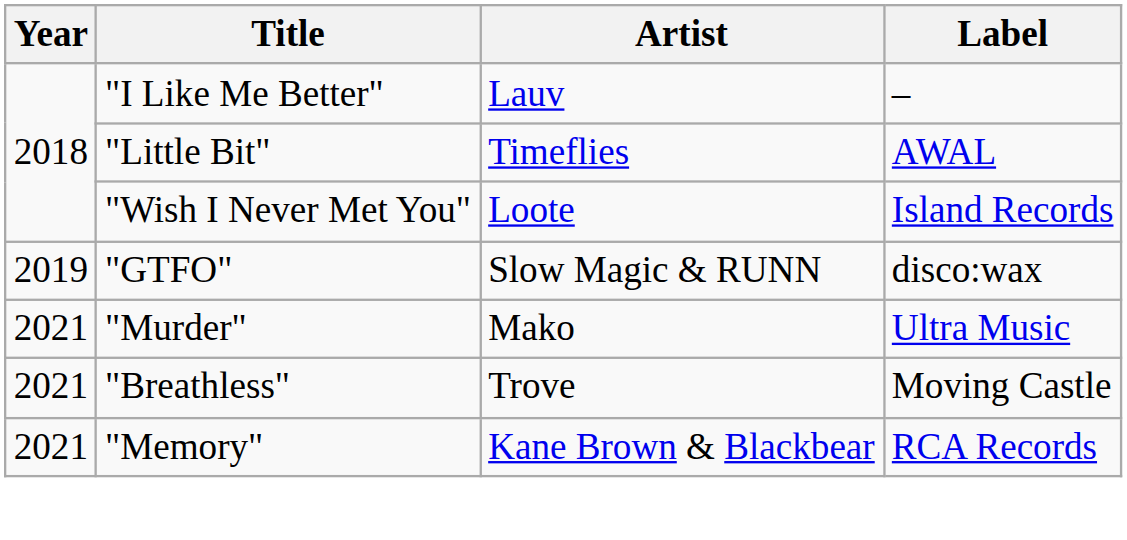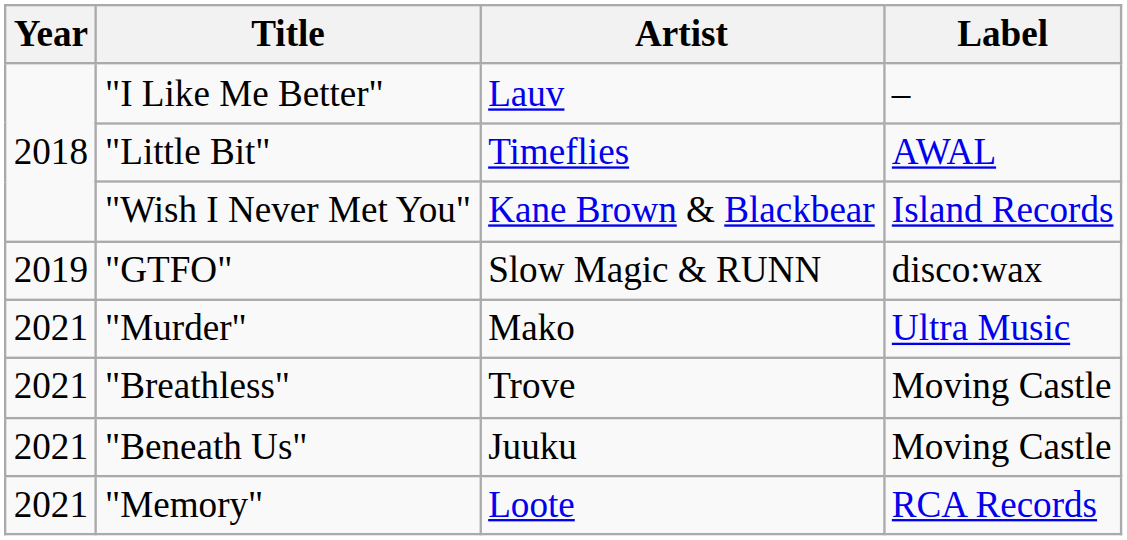(531, 210) Loote -> (681, 210) Kane Brown & Blackbear
+ row: (206, 446)
(681, 446) Kane Brown & Blackbear -> (531, 504) Loote
